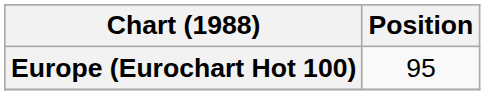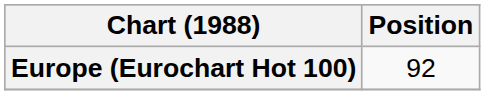(421, 67) 95 -> (421, 67) 92
